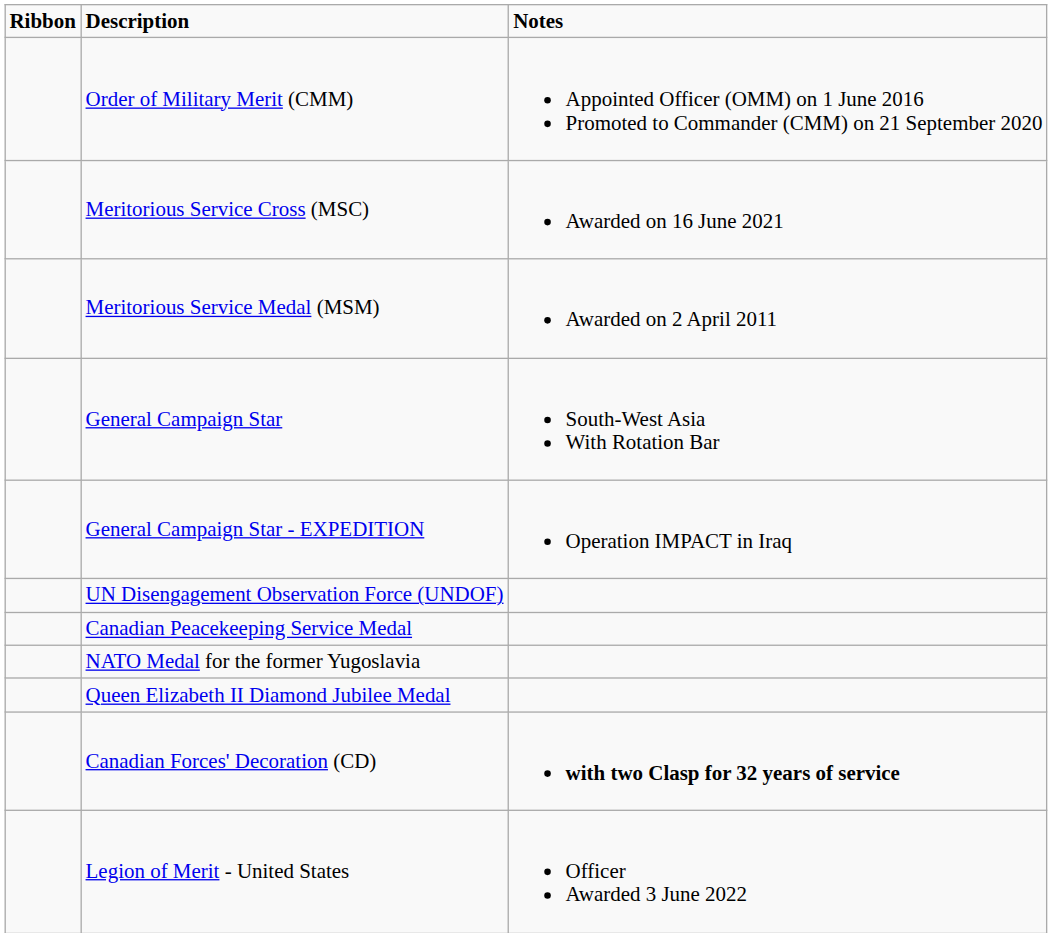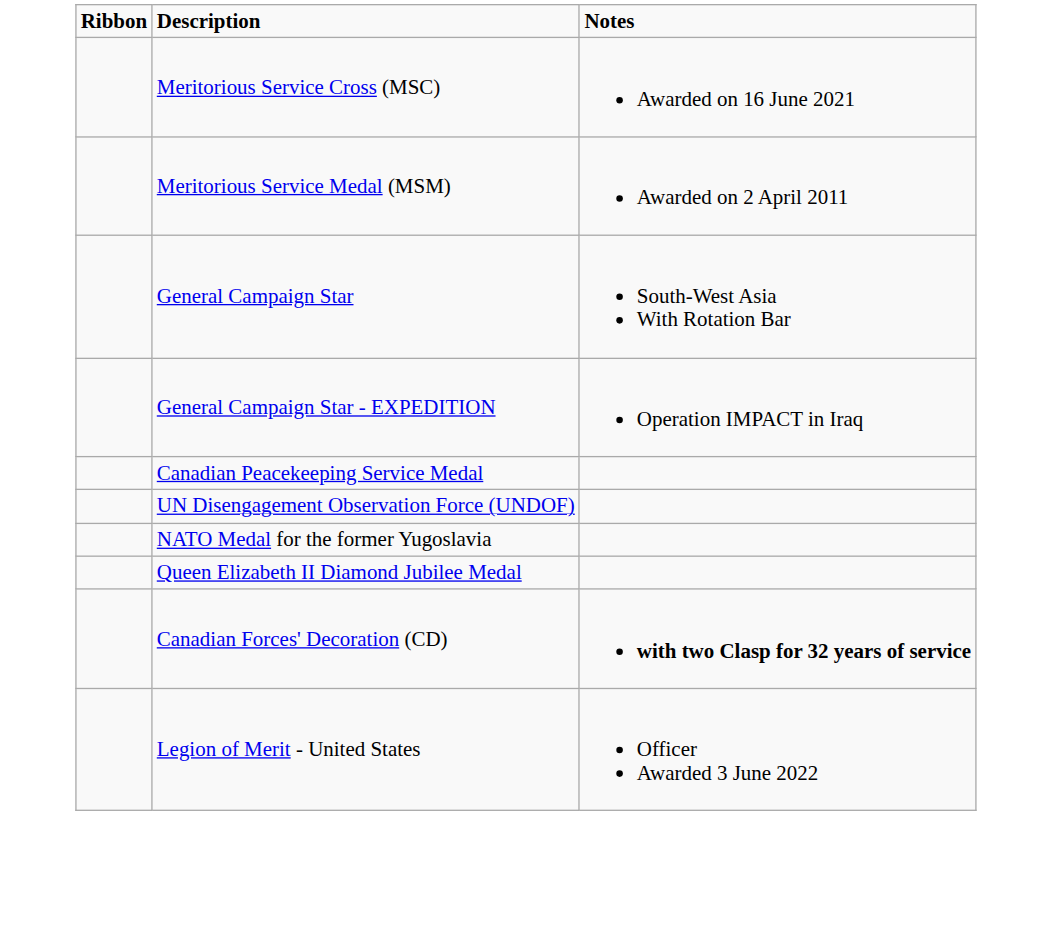- row: (219, 98)
rows swapped: (249, 628) <-> (295, 595)
